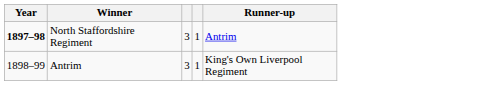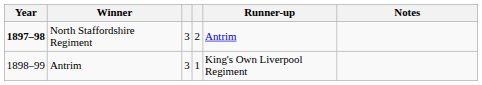+ column: (407, 13)
(197, 36) 1 -> (197, 36) 2
